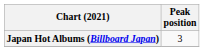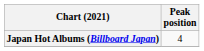(180, 38) 3 -> (180, 38) 4
